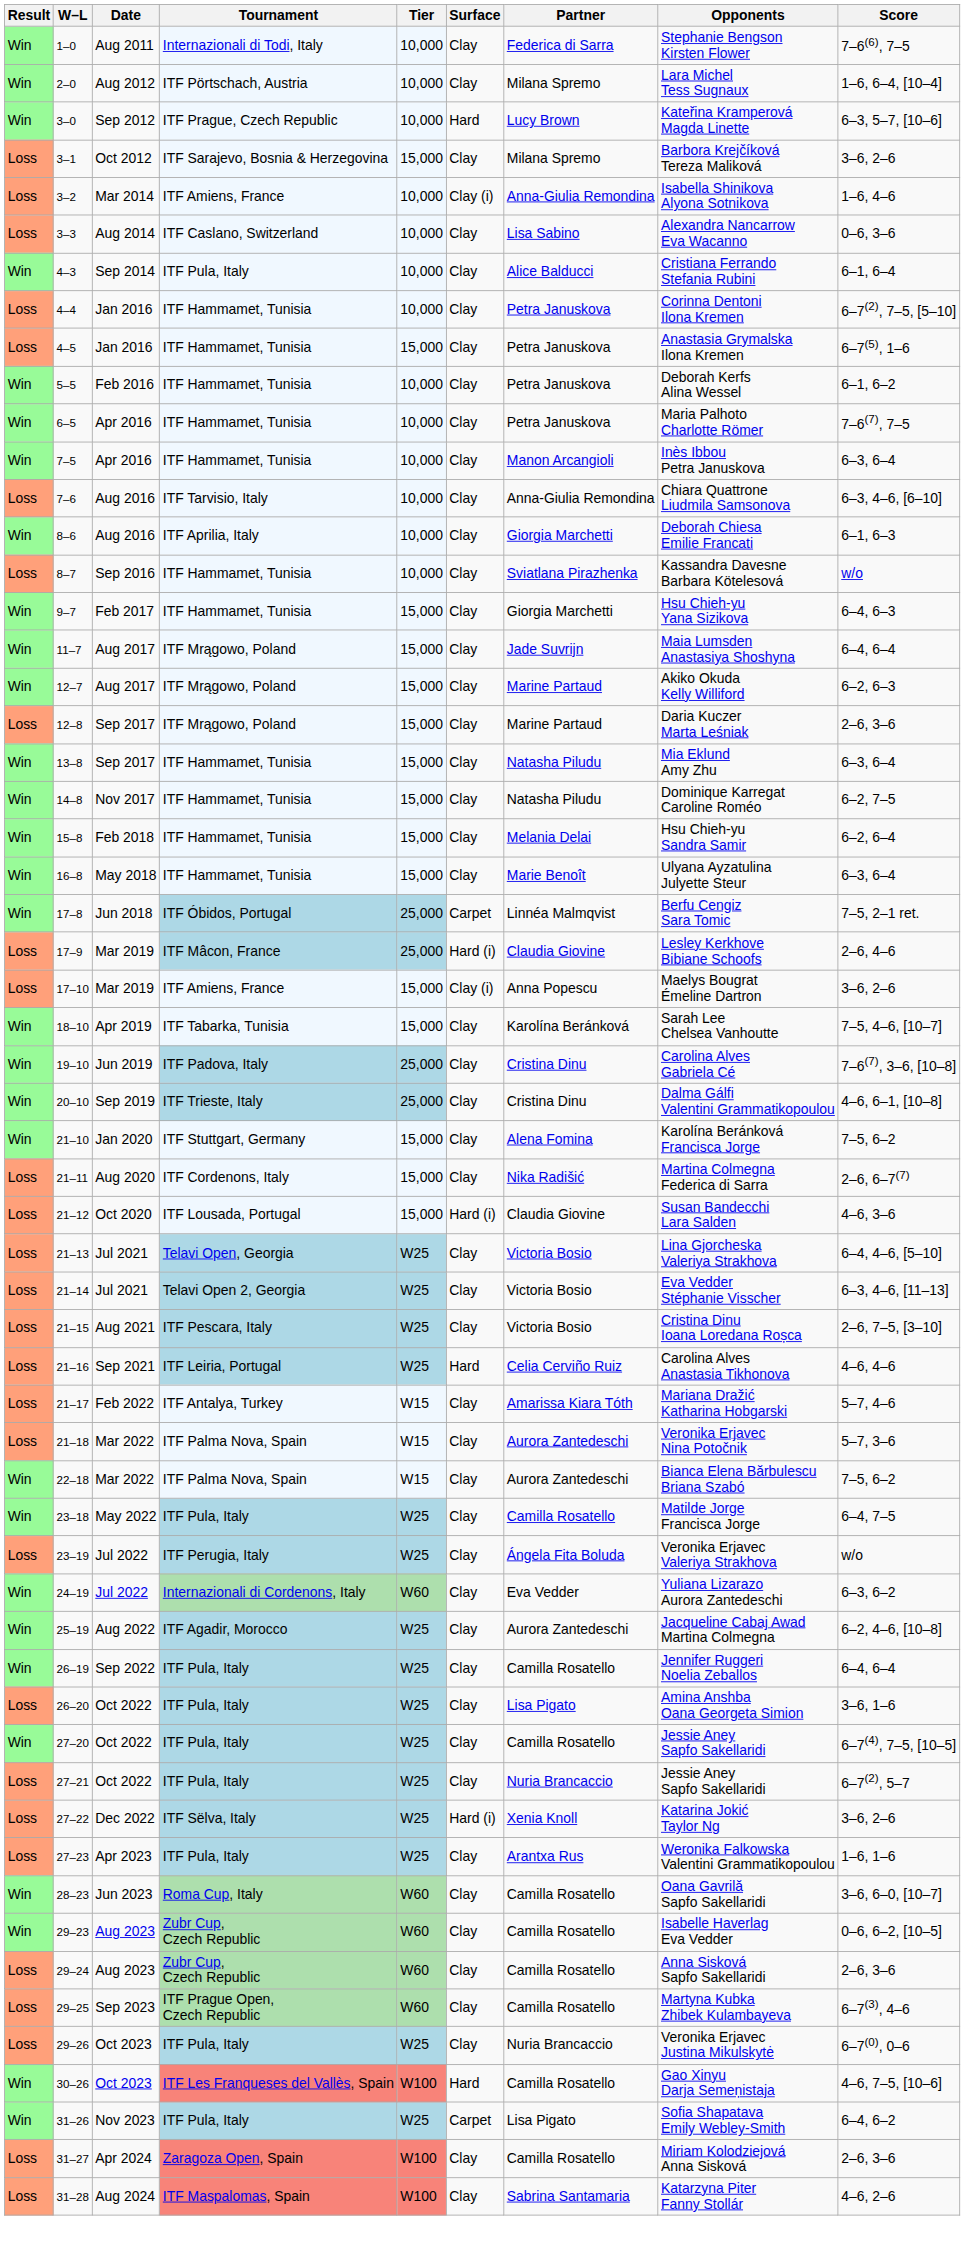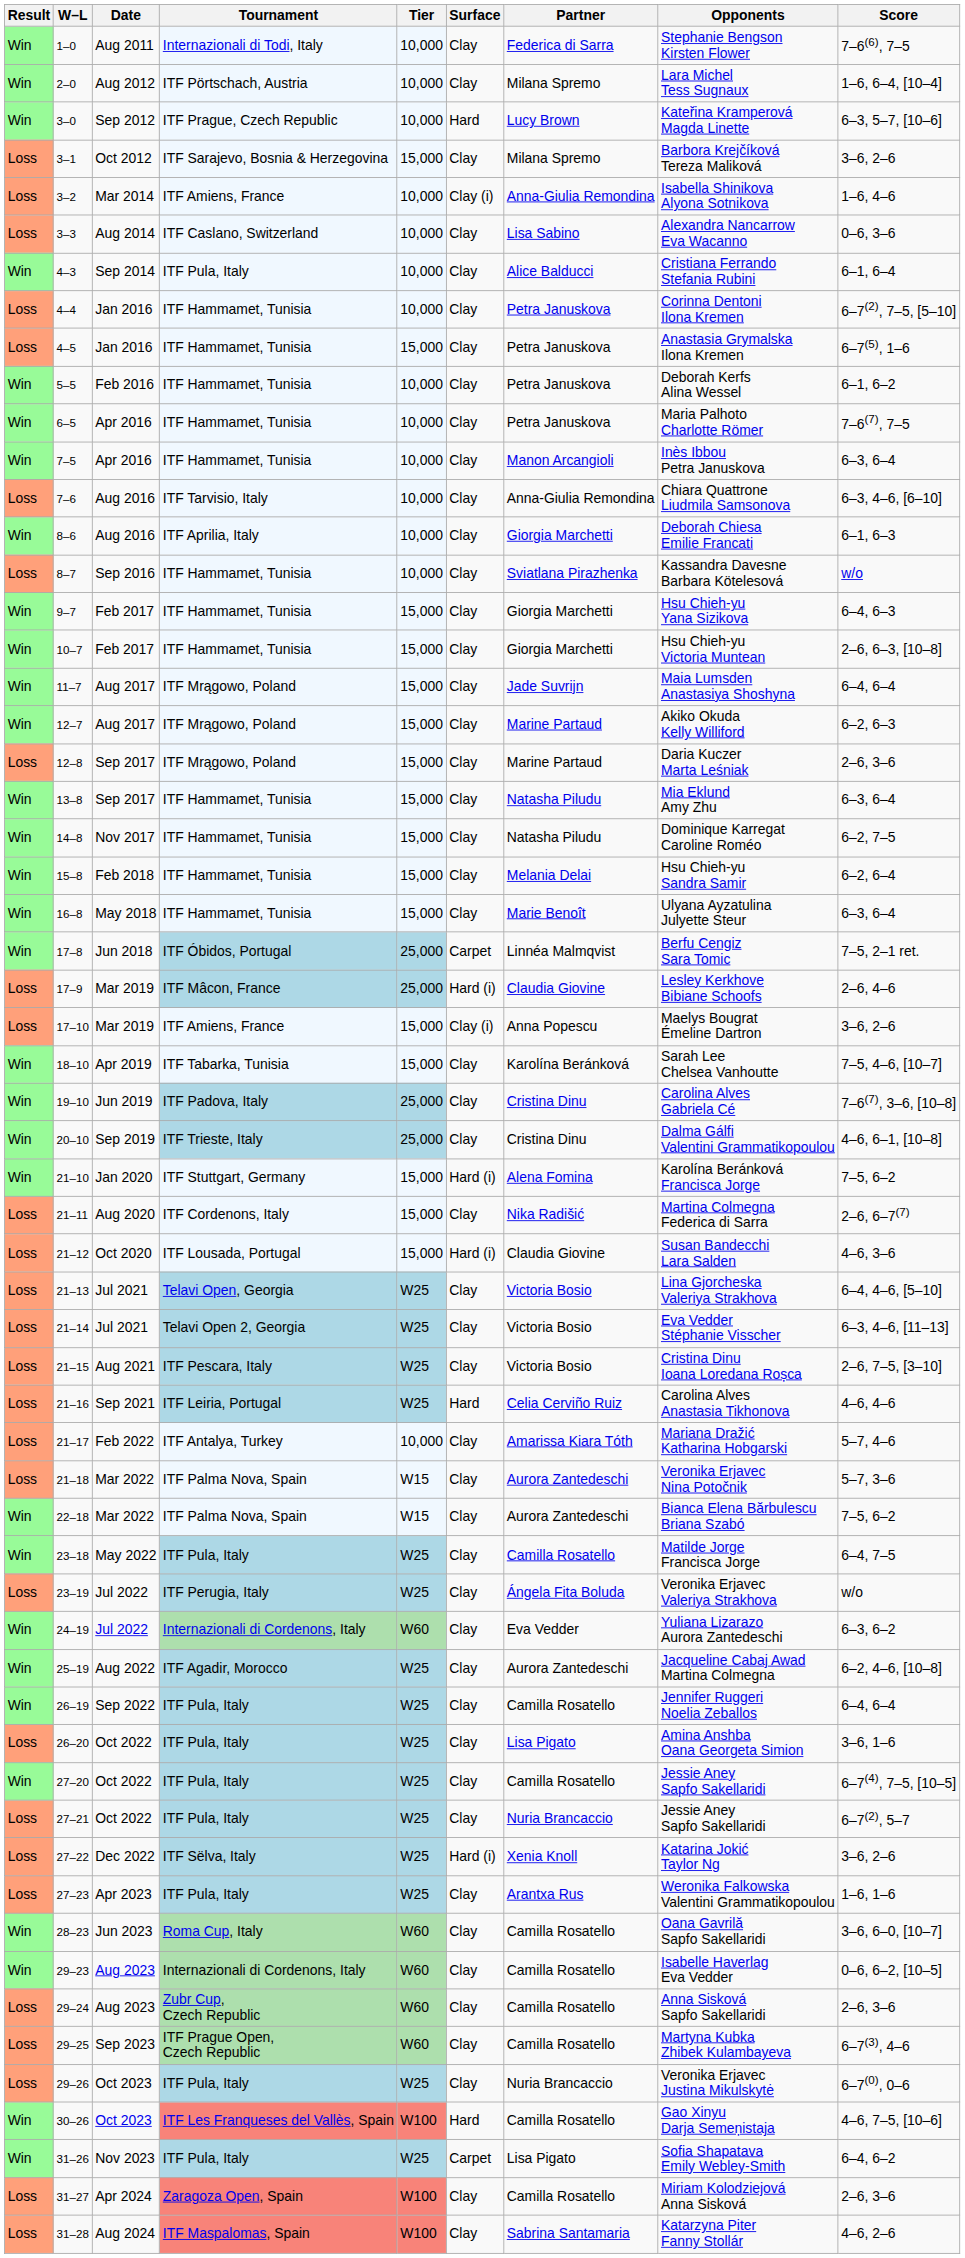+ row: (70, 650)
(463, 1139) Clay -> (473, 1177) Hard (i)
(415, 1403) W15 -> (422, 1441) 10,000
(212, 1932) Zubr Cup, Czech Republic -> (264, 1969) Internazionali di Cordenons, Italy
